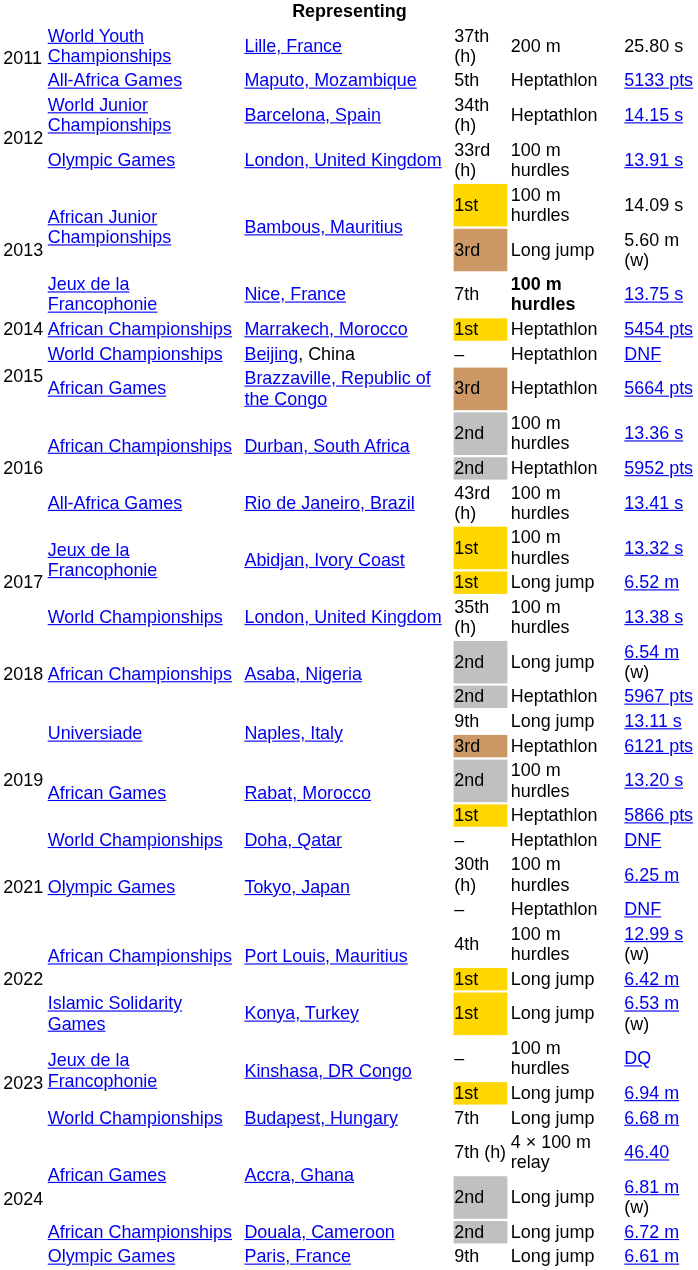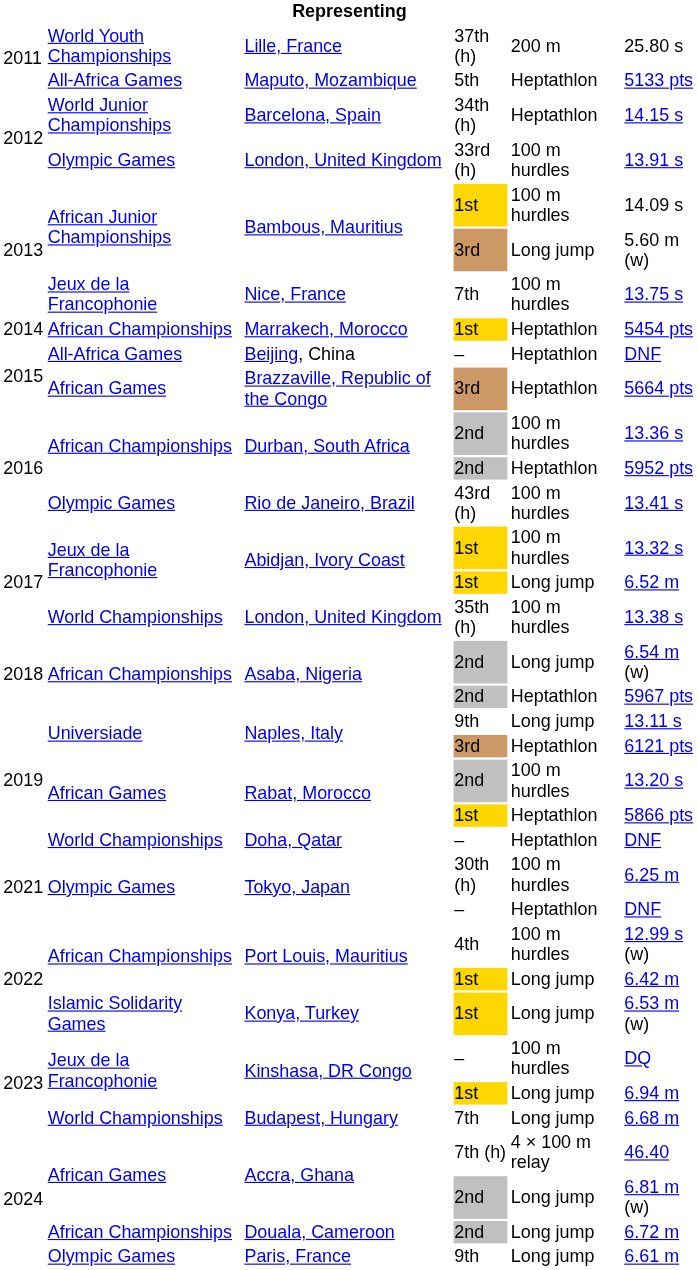(543, 294) bold -> (540, 294) normal
(135, 354) World Championships -> (115, 354) All-Africa Games
(115, 503) All-Africa Games -> (111, 503) Olympic Games
